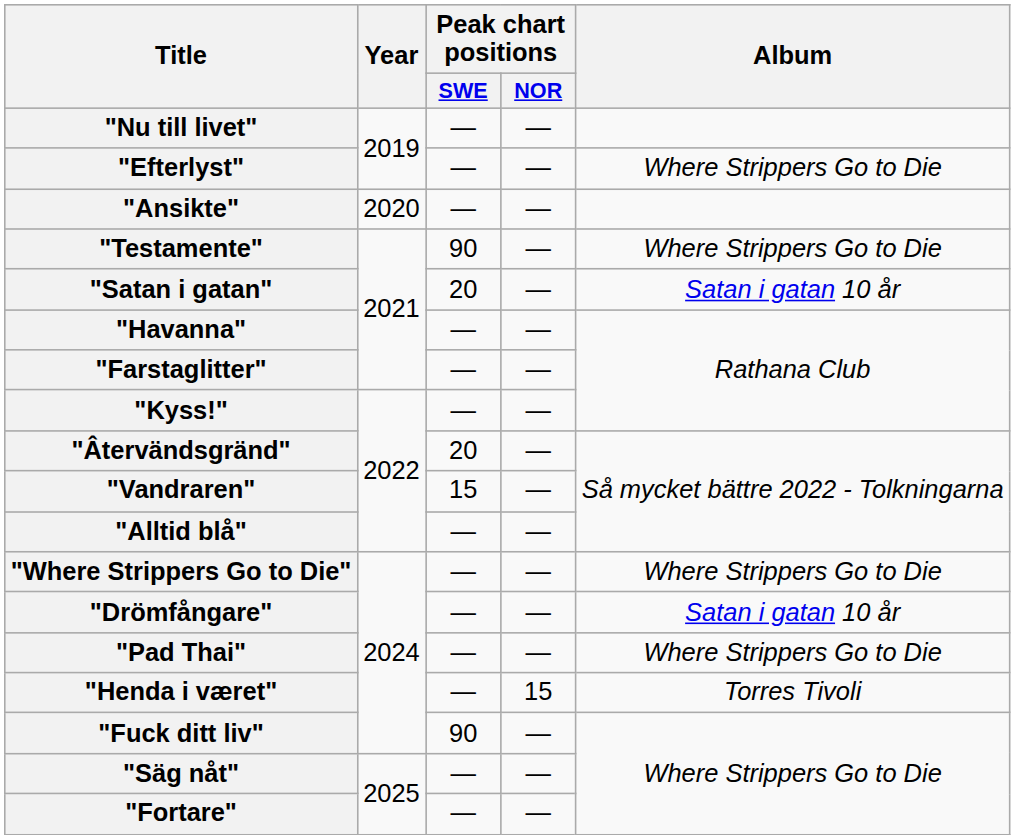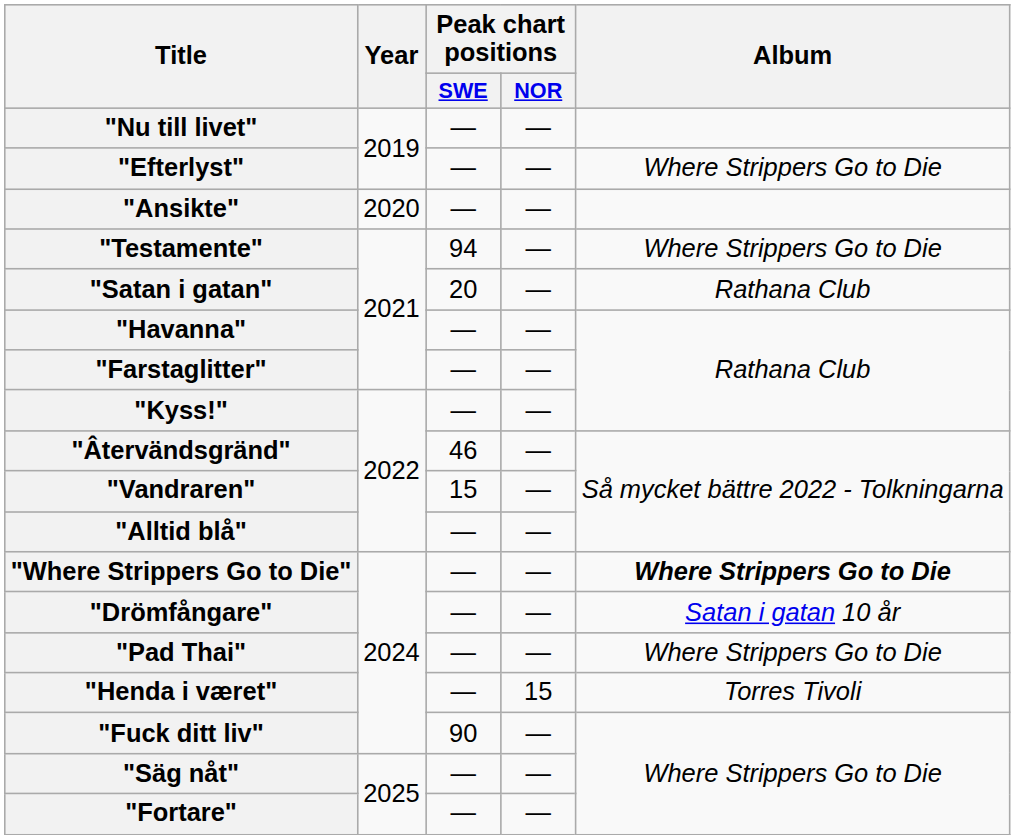(463, 248) 90 -> (463, 248) 94
(793, 289) Satan i gatan 10 år -> (793, 289) Rathana Club
(463, 450) 20 -> (463, 450) 46
(793, 571) normal -> (793, 571) bold
